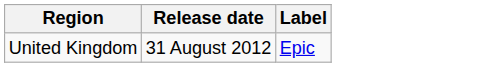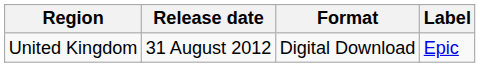+ column: (348, 18)
